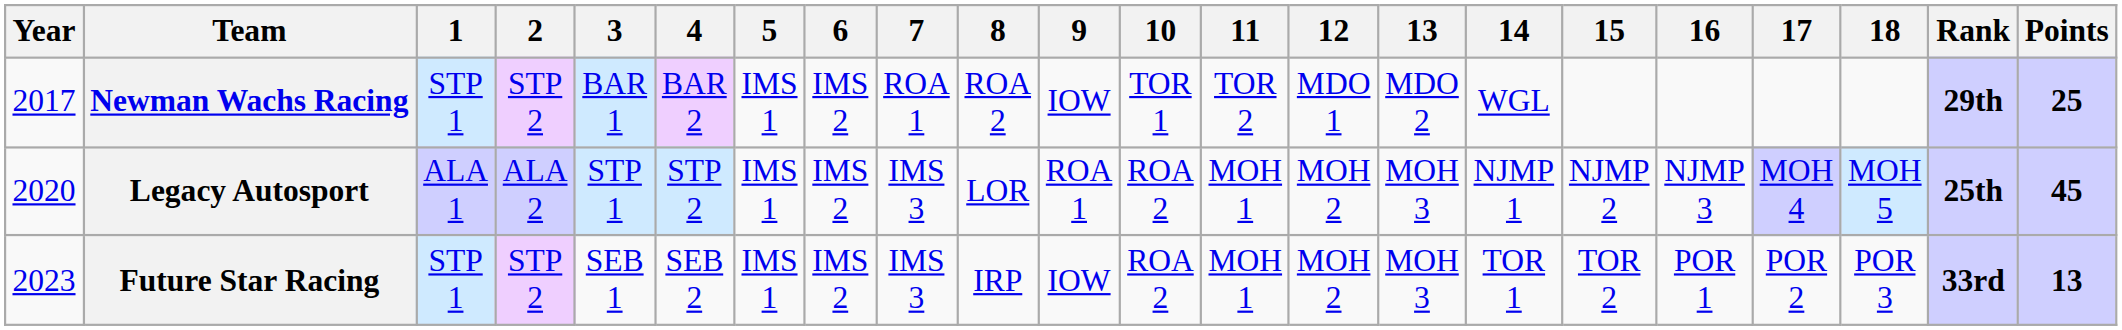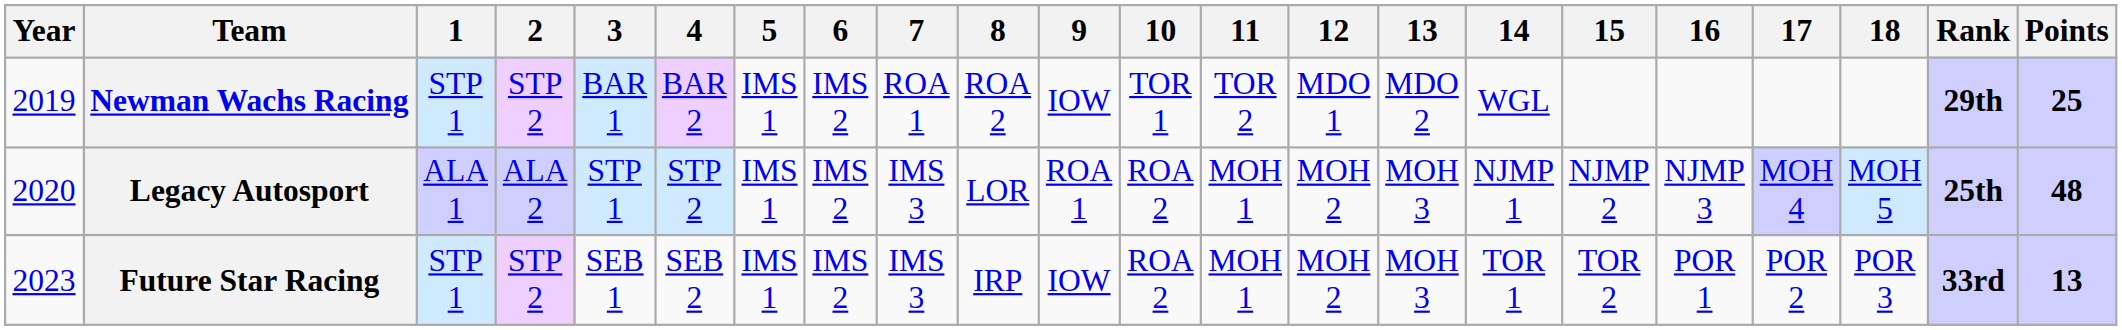(44, 101) 2017 -> (44, 101) 2019
(2067, 190) 45 -> (2067, 190) 48
